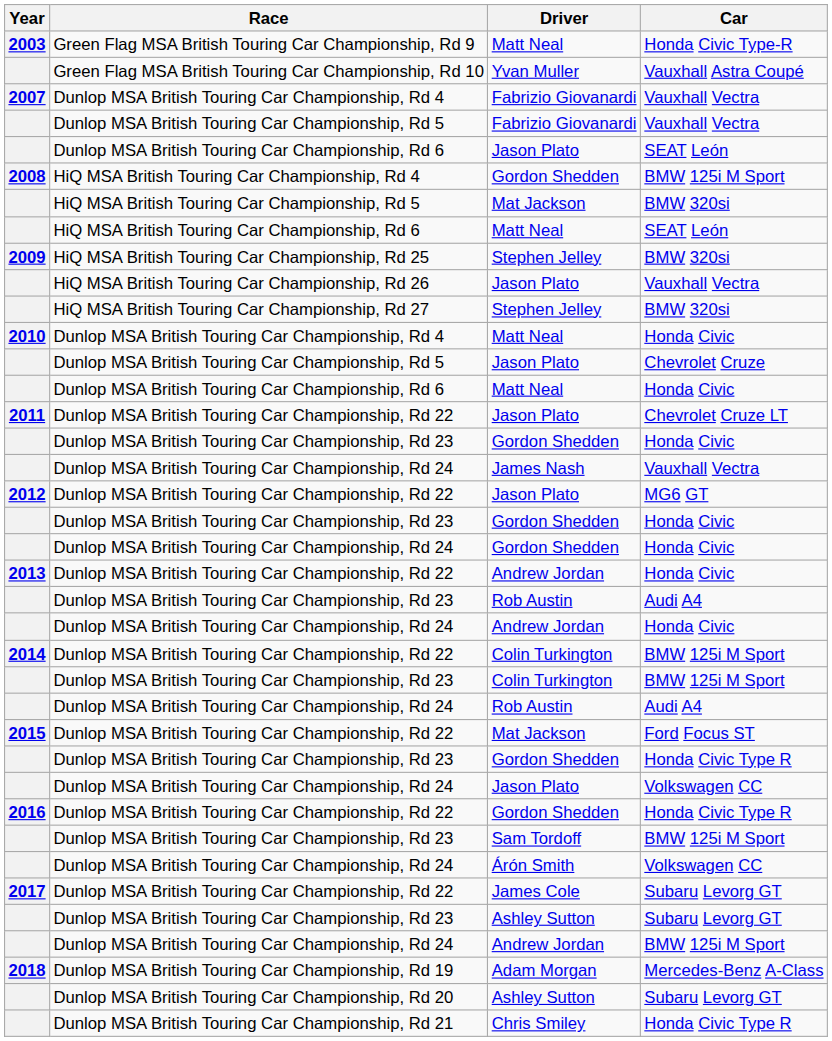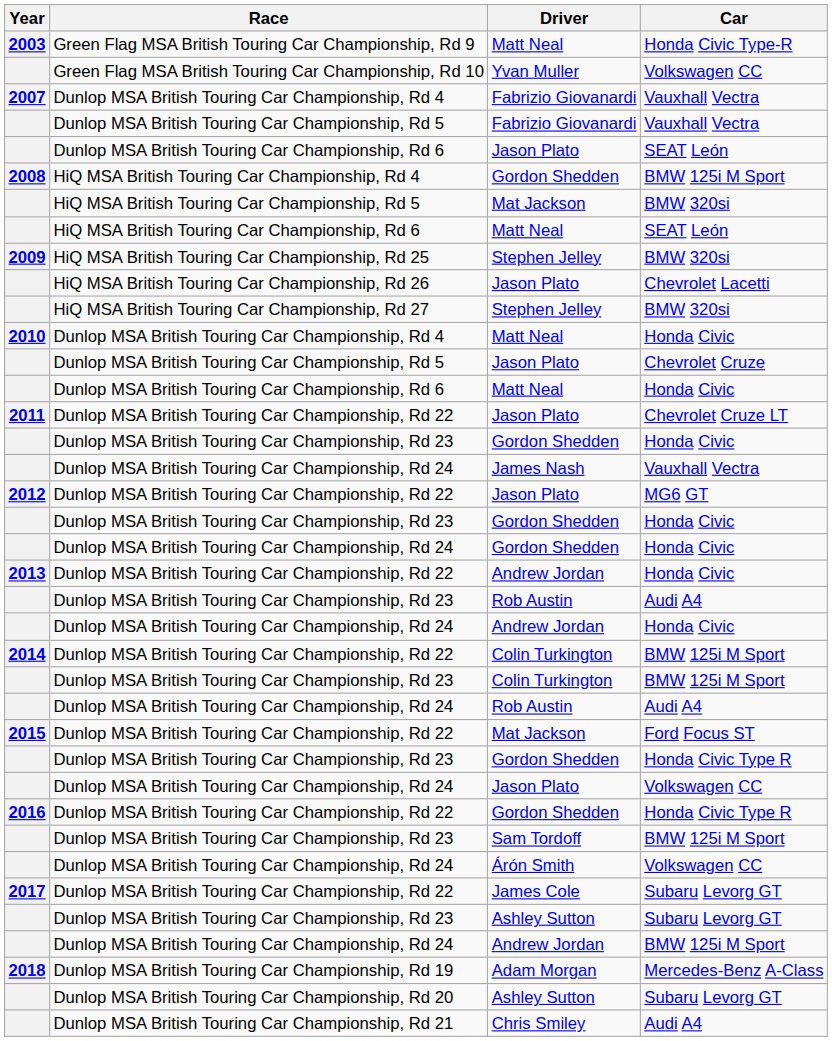(724, 71) Vauxhall Astra Coupé -> (703, 71) Volkswagen CC
(702, 283) Vauxhall Vectra -> (707, 283) Chevrolet Lacetti
(718, 1024) Honda Civic Type R -> (673, 1024) Audi A4
